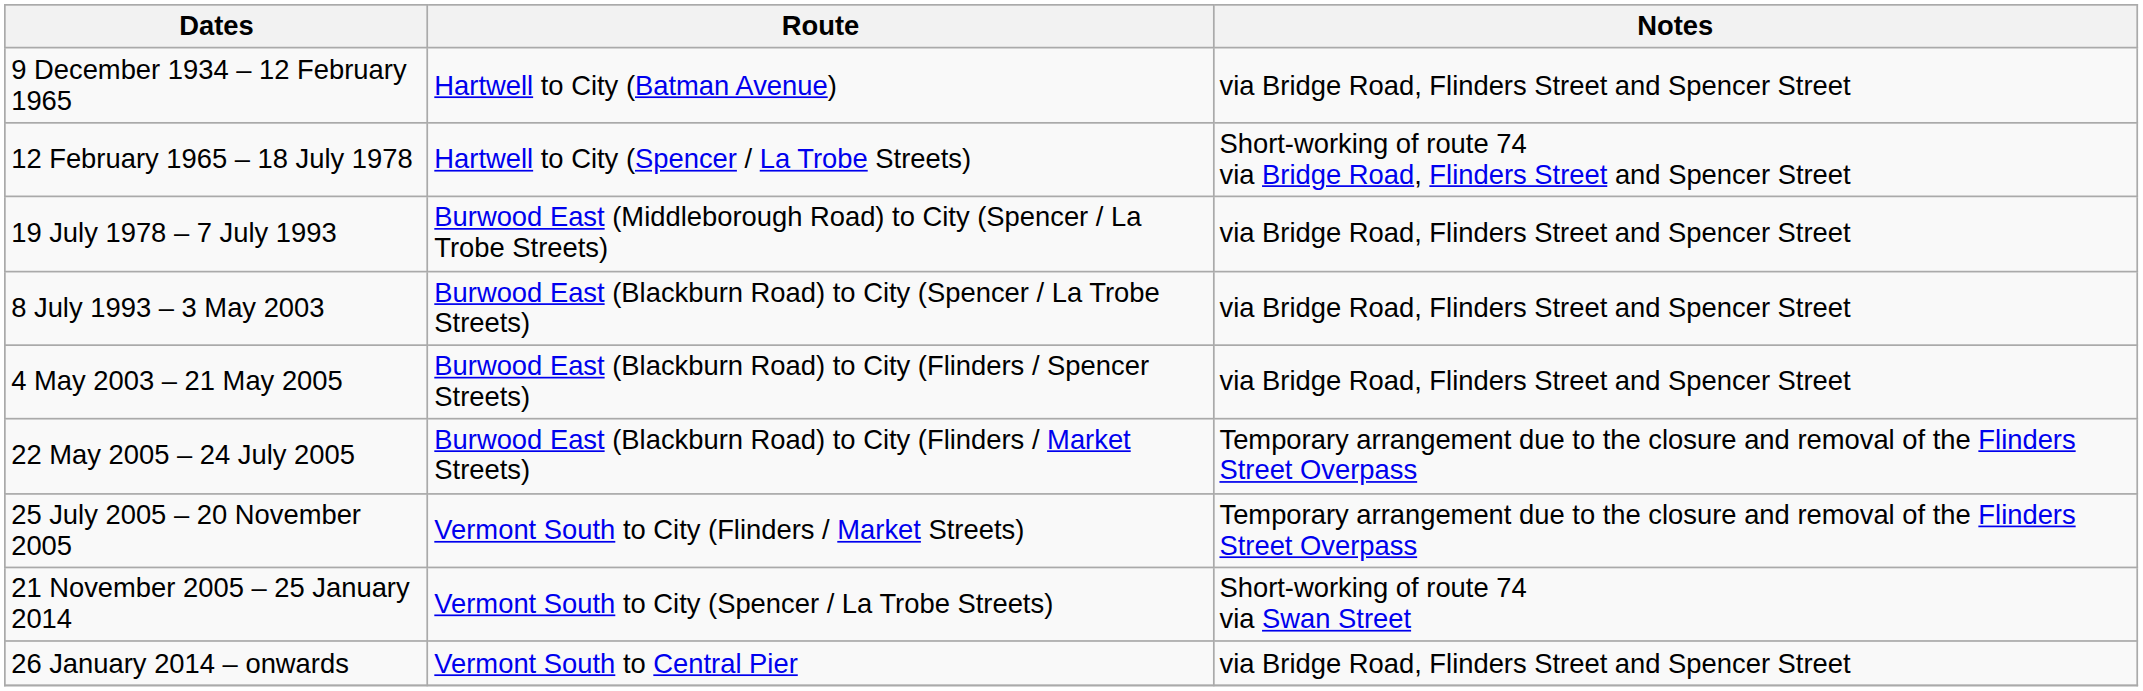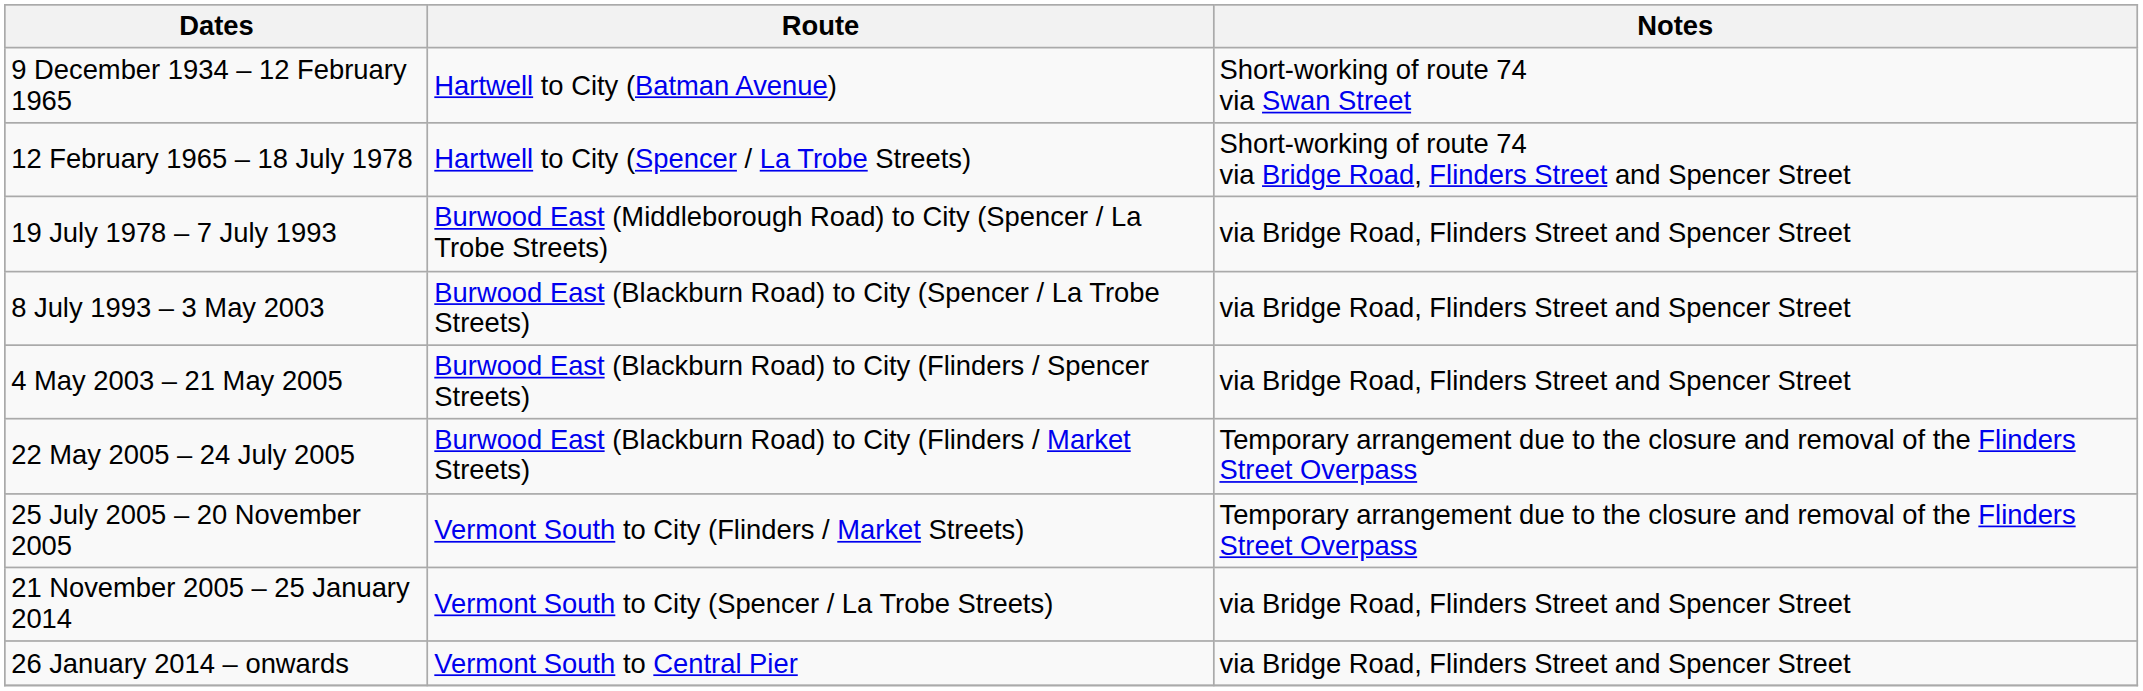(1535, 84) via Bridge Road, Flinders Street and Spencer Street -> (1373, 84) Short-working of route 74 via Swan Street
(1373, 604) Short-working of route 74 via Swan Street -> (1535, 604) via Bridge Road, Flinders Street and Spencer Street
